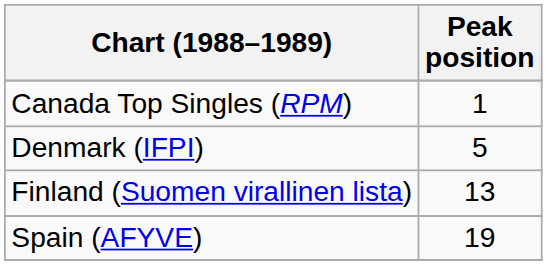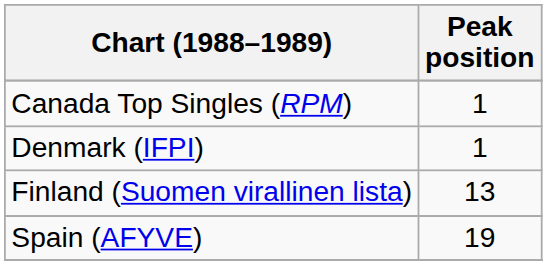(480, 147) 5 -> (480, 147) 1
